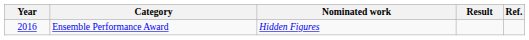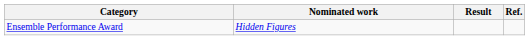- column: (27, 12)
